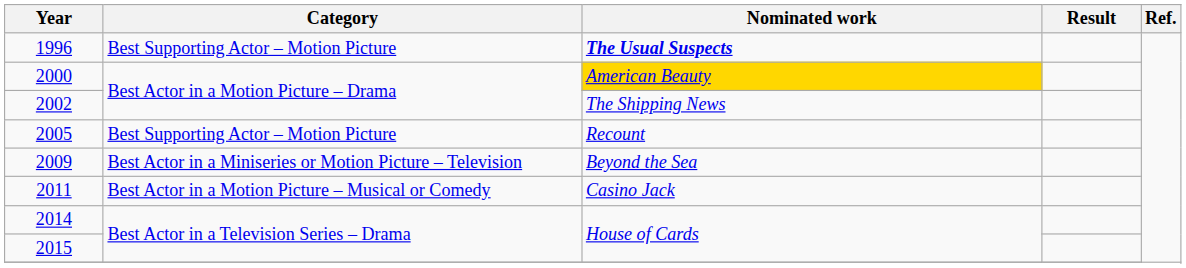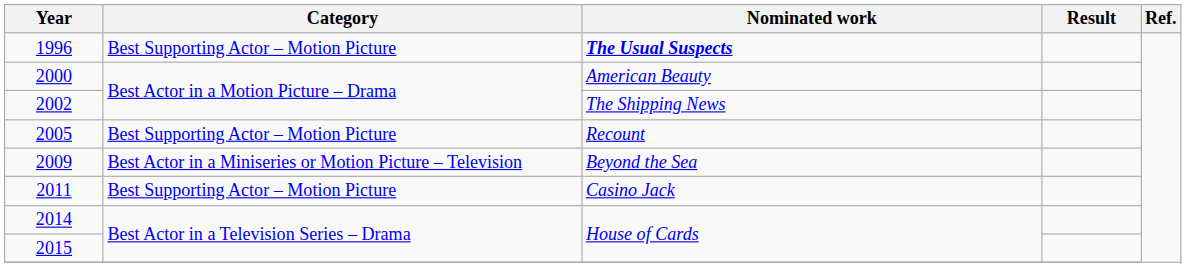(648, 76) gold background -> (648, 76) no background
(299, 190) Best Actor in a Motion Picture – Musical or Comedy -> (252, 190) Best Supporting Actor – Motion Picture
